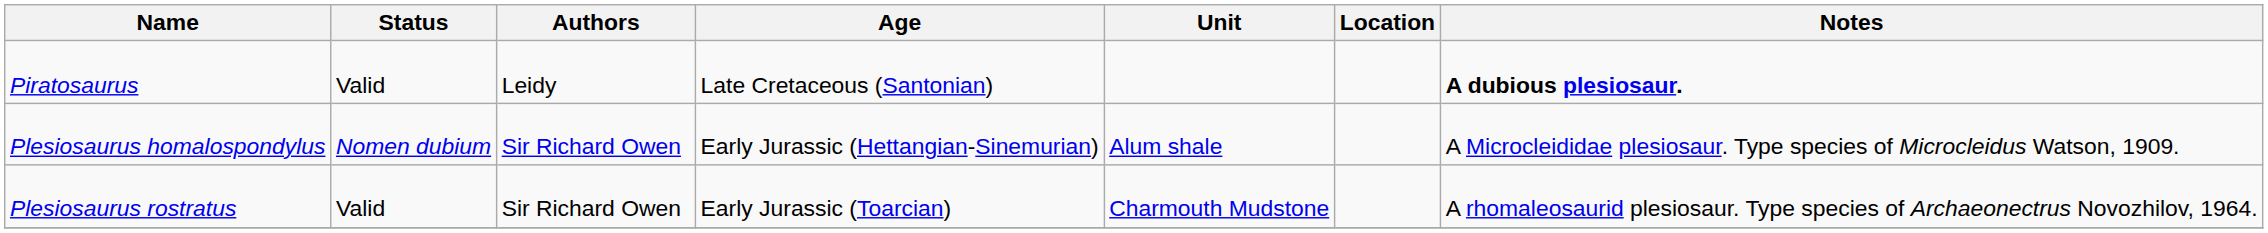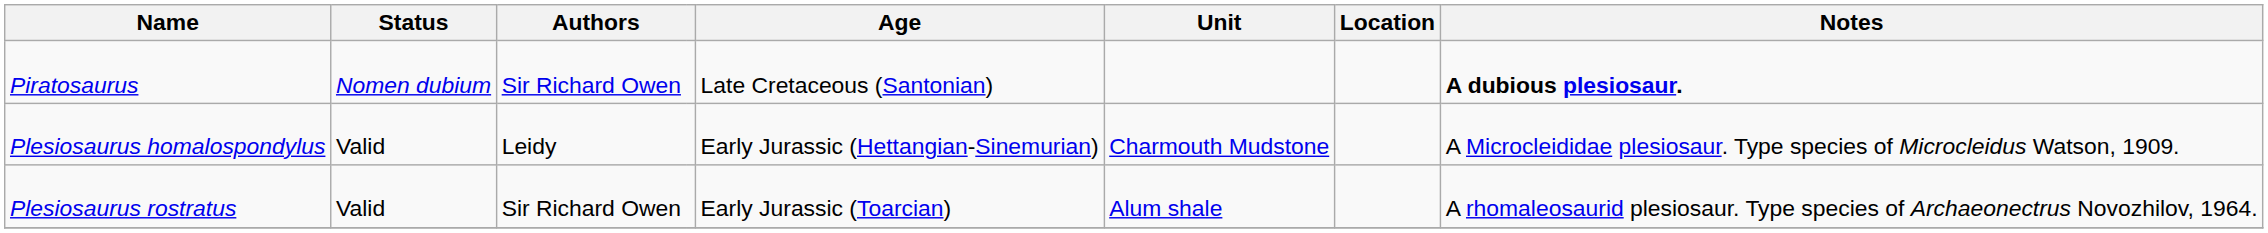(361, 84) Valid -> (414, 84) Nomen dubium
(529, 84) Leidy -> (591, 84) Sir Richard Owen
(414, 146) Nomen dubium -> (361, 146) Valid
(591, 146) Sir Richard Owen -> (529, 146) Leidy
(1166, 146) Alum shale -> (1219, 146) Charmouth Mudstone
(1219, 208) Charmouth Mudstone -> (1166, 208) Alum shale
